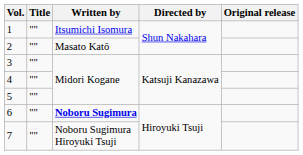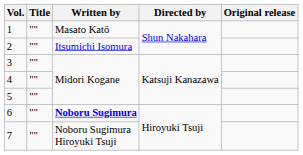(94, 29) Itsumichi Isomura -> (82, 29) Masato Katō
(82, 46) Masato Katō -> (94, 46) Itsumichi Isomura
